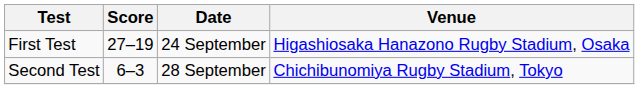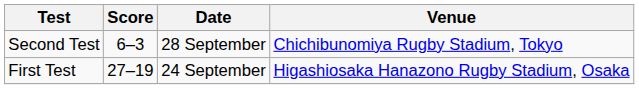rows swapped: (42, 44) <-> (54, 70)
